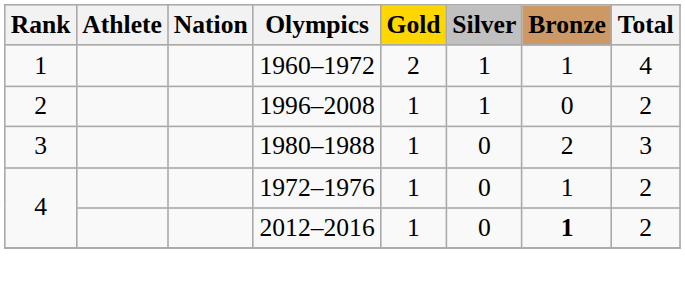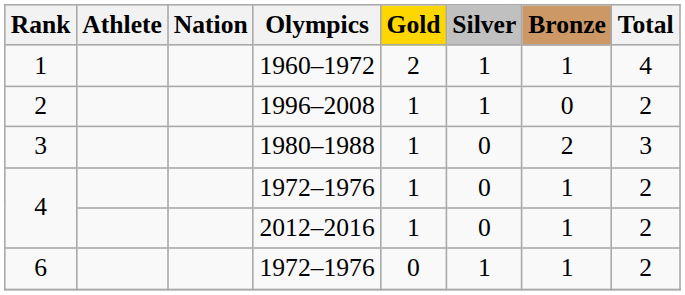(567, 227) bold -> (567, 227) normal
+ row: (41, 268)
